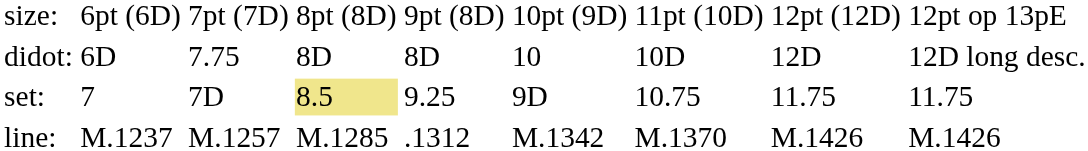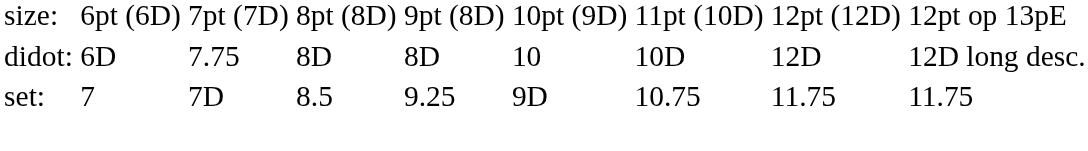(314, 96) khaki background -> (314, 96) no background
- row: (30, 137)
